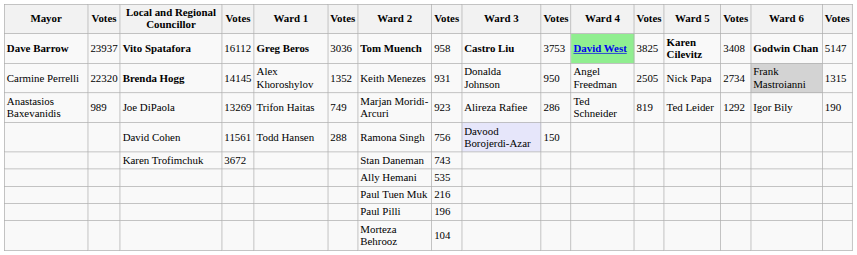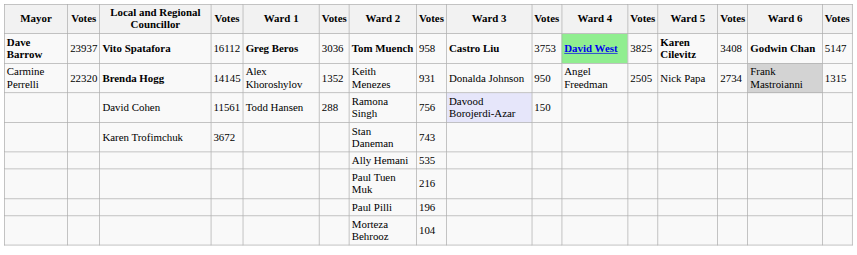- row: (149, 107)
